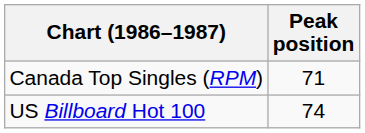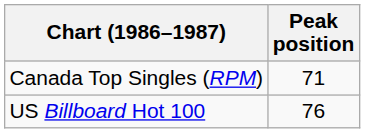(313, 111) 74 -> (313, 111) 76
